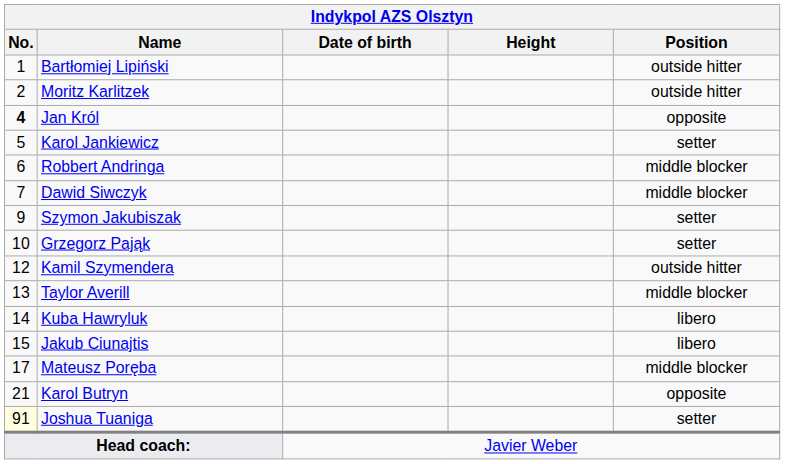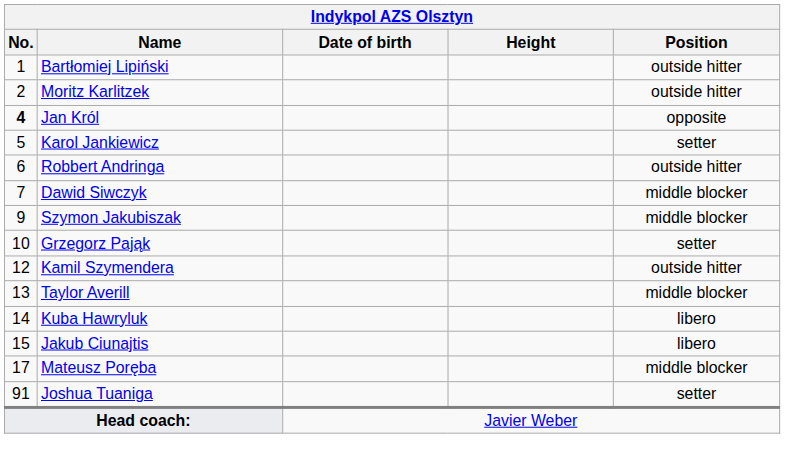(696, 167) middle blocker -> (696, 167) outside hitter
(696, 218) setter -> (696, 218) middle blocker
- row: (85, 393)
(21, 419) lightyellow background -> (21, 393) no background
